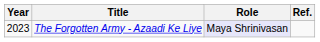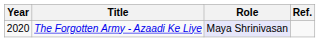(18, 28) 2023 -> (18, 28) 2020
